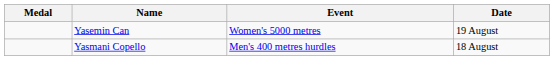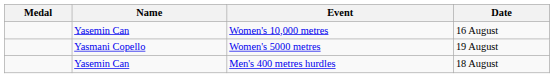+ row: (279, 30)
(102, 30) Yasemin Can -> (110, 47) Yasmani Copello
(110, 47) Yasmani Copello -> (102, 64) Yasemin Can
